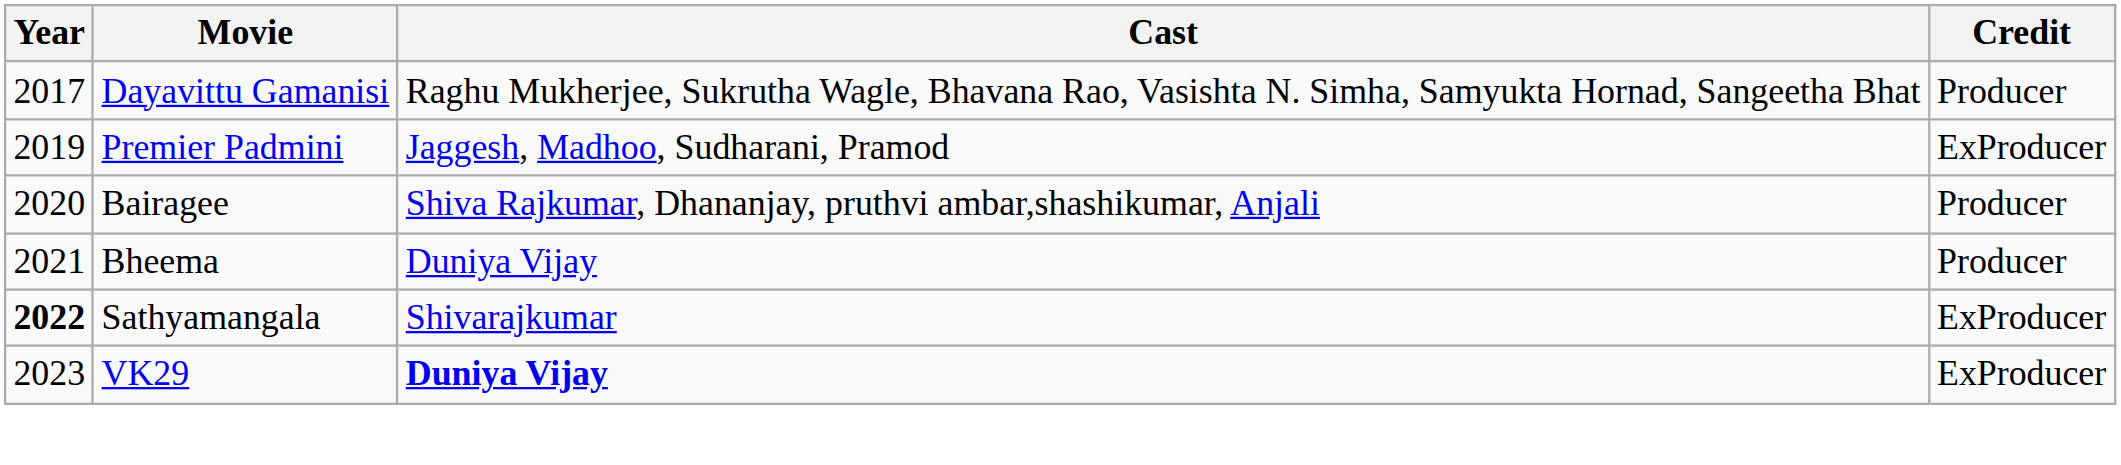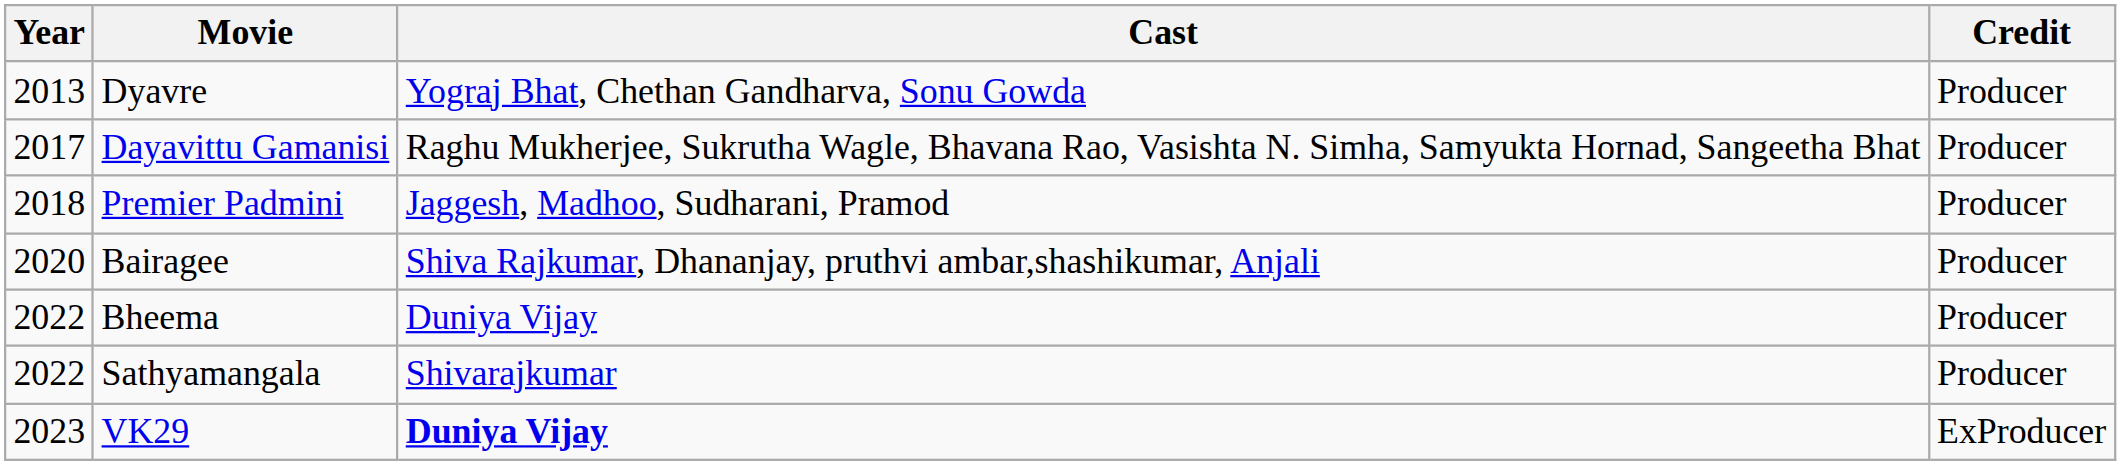+ row: (154, 89)
(49, 146) 2019 -> (49, 203) 2018
(2022, 146) ExProducer -> (2002, 203) Producer
(49, 260) 2021 -> (49, 317) 2022
(49, 317) bold -> (49, 373) normal
(2022, 317) ExProducer -> (2002, 373) Producer
